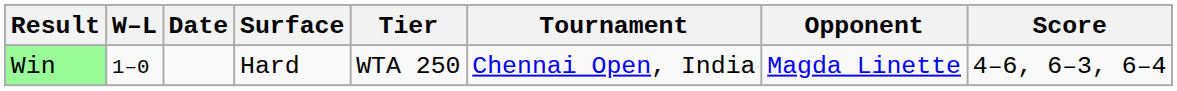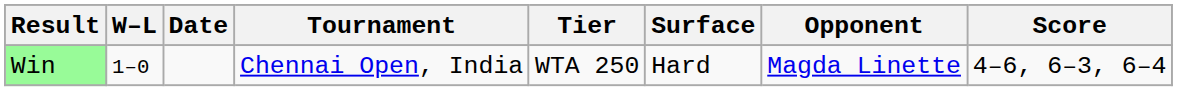columns swapped: (614, 25) <-> (292, 25)
